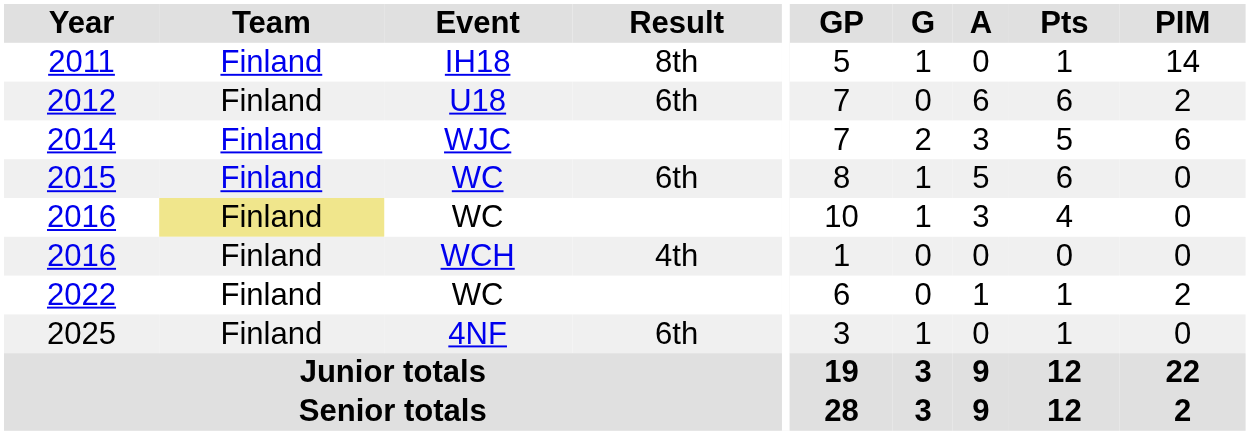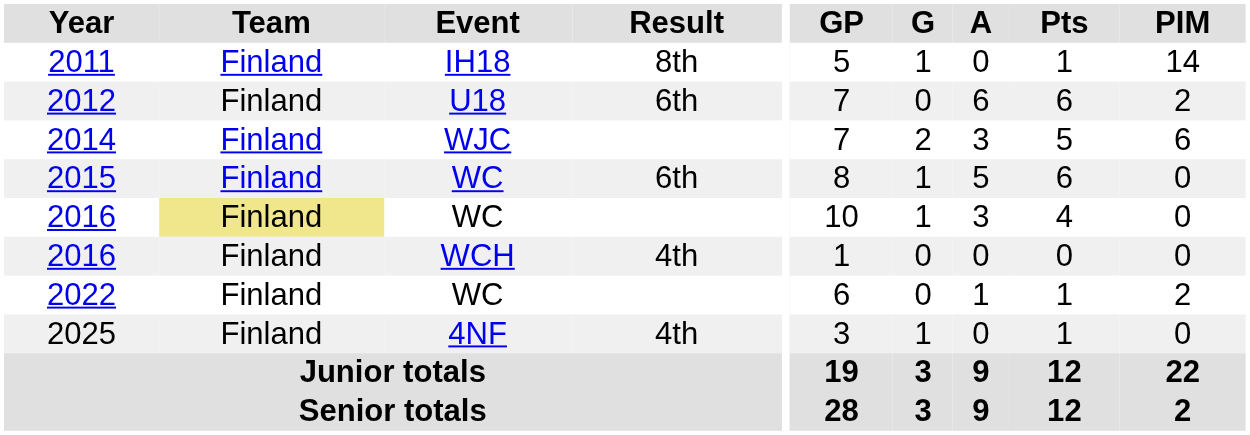(677, 333) 6th -> (677, 333) 4th
